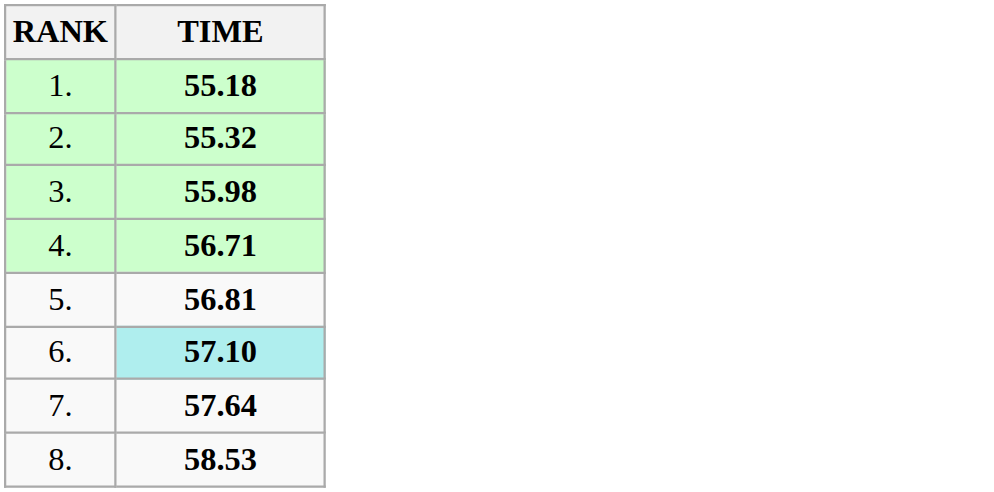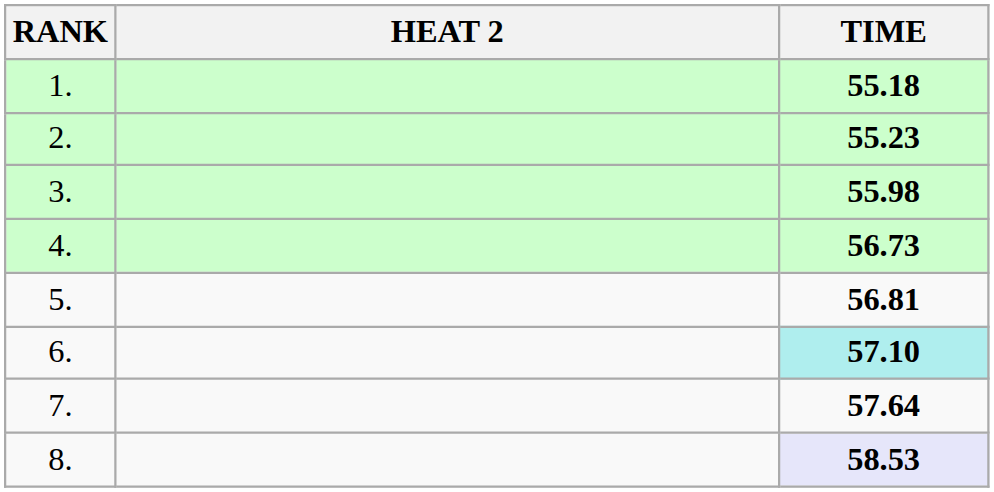+ column: (447, 31)
(220, 138) 55.32 -> (884, 138) 55.23
(220, 245) 56.71 -> (884, 245) 56.73
(220, 459) no background -> (884, 459) lavender background
